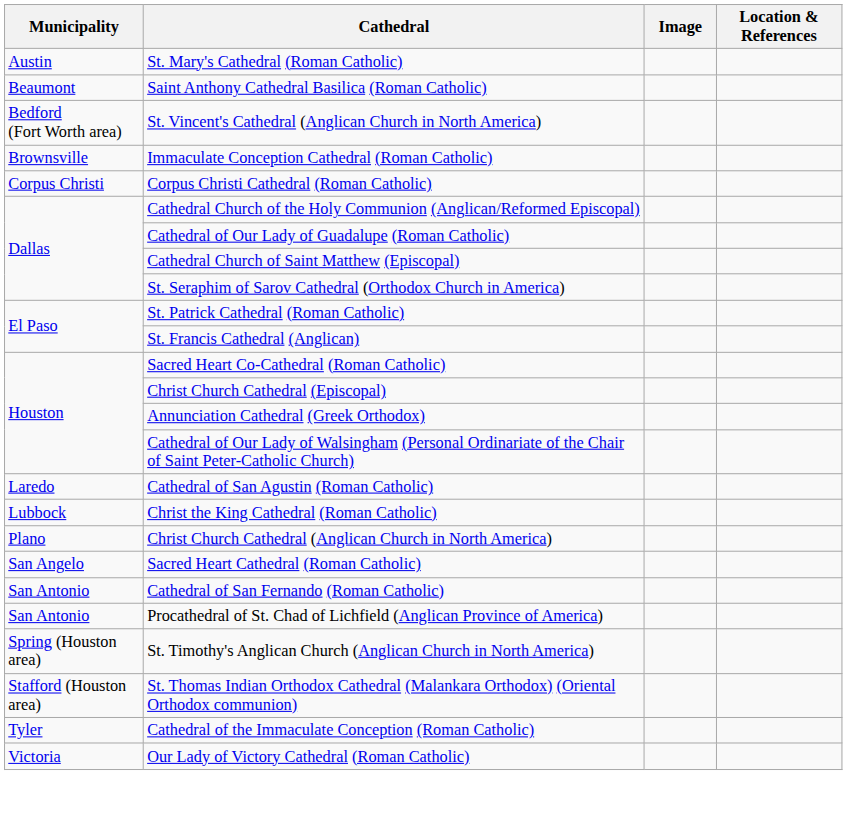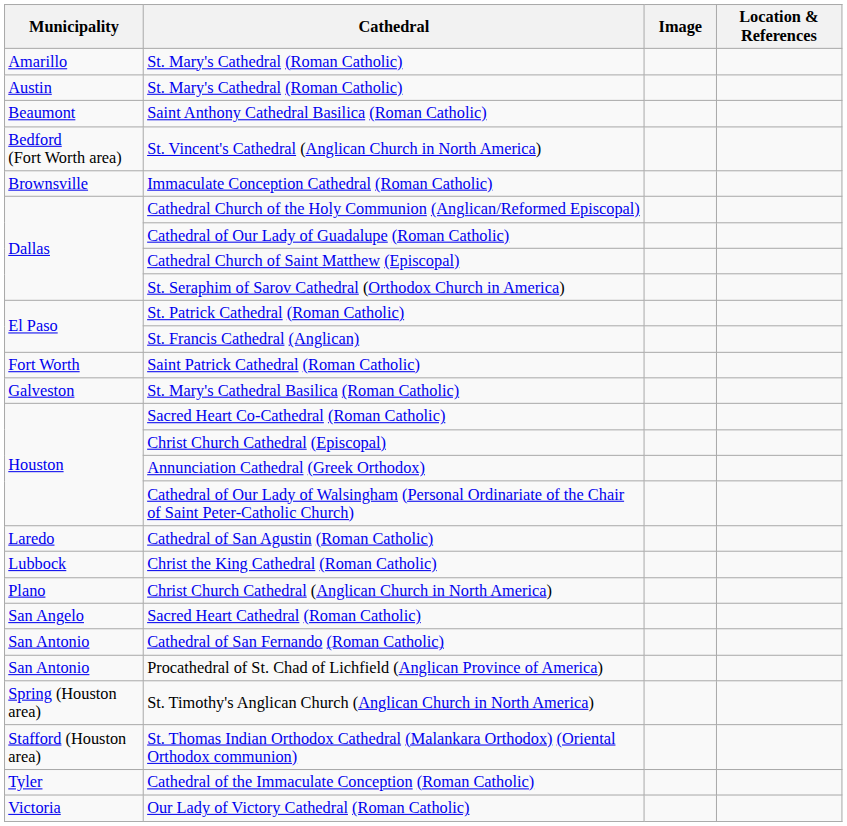+ row: (38, 61)
- row: (56, 183)
+ row: (44, 364)
+ row: (41, 390)
